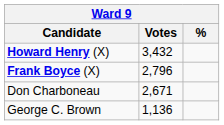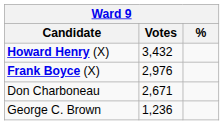(157, 71) 2,796 -> (157, 71) 2,976
(157, 110) 1,136 -> (157, 110) 1,236
